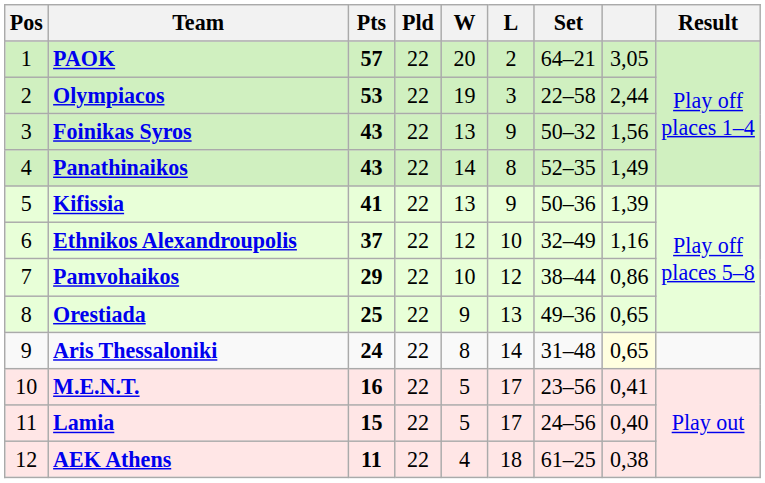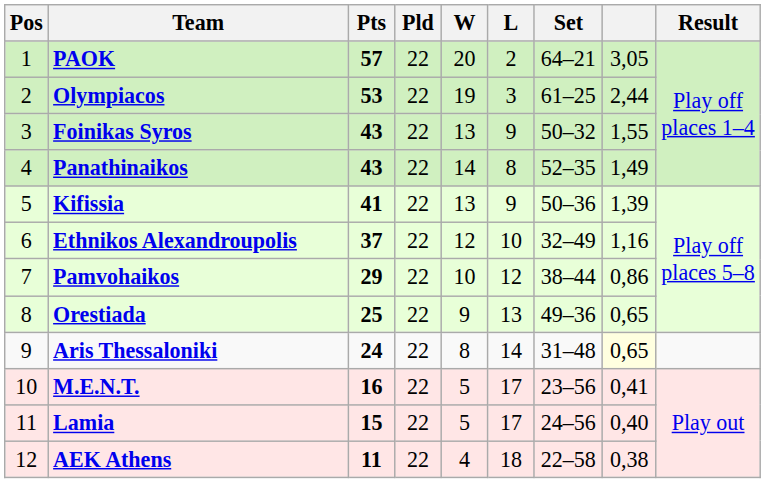(568, 95) 22–58 -> (568, 95) 61–25
(629, 131) 1,56 -> (629, 131) 1,55
(568, 458) 61–25 -> (568, 458) 22–58
